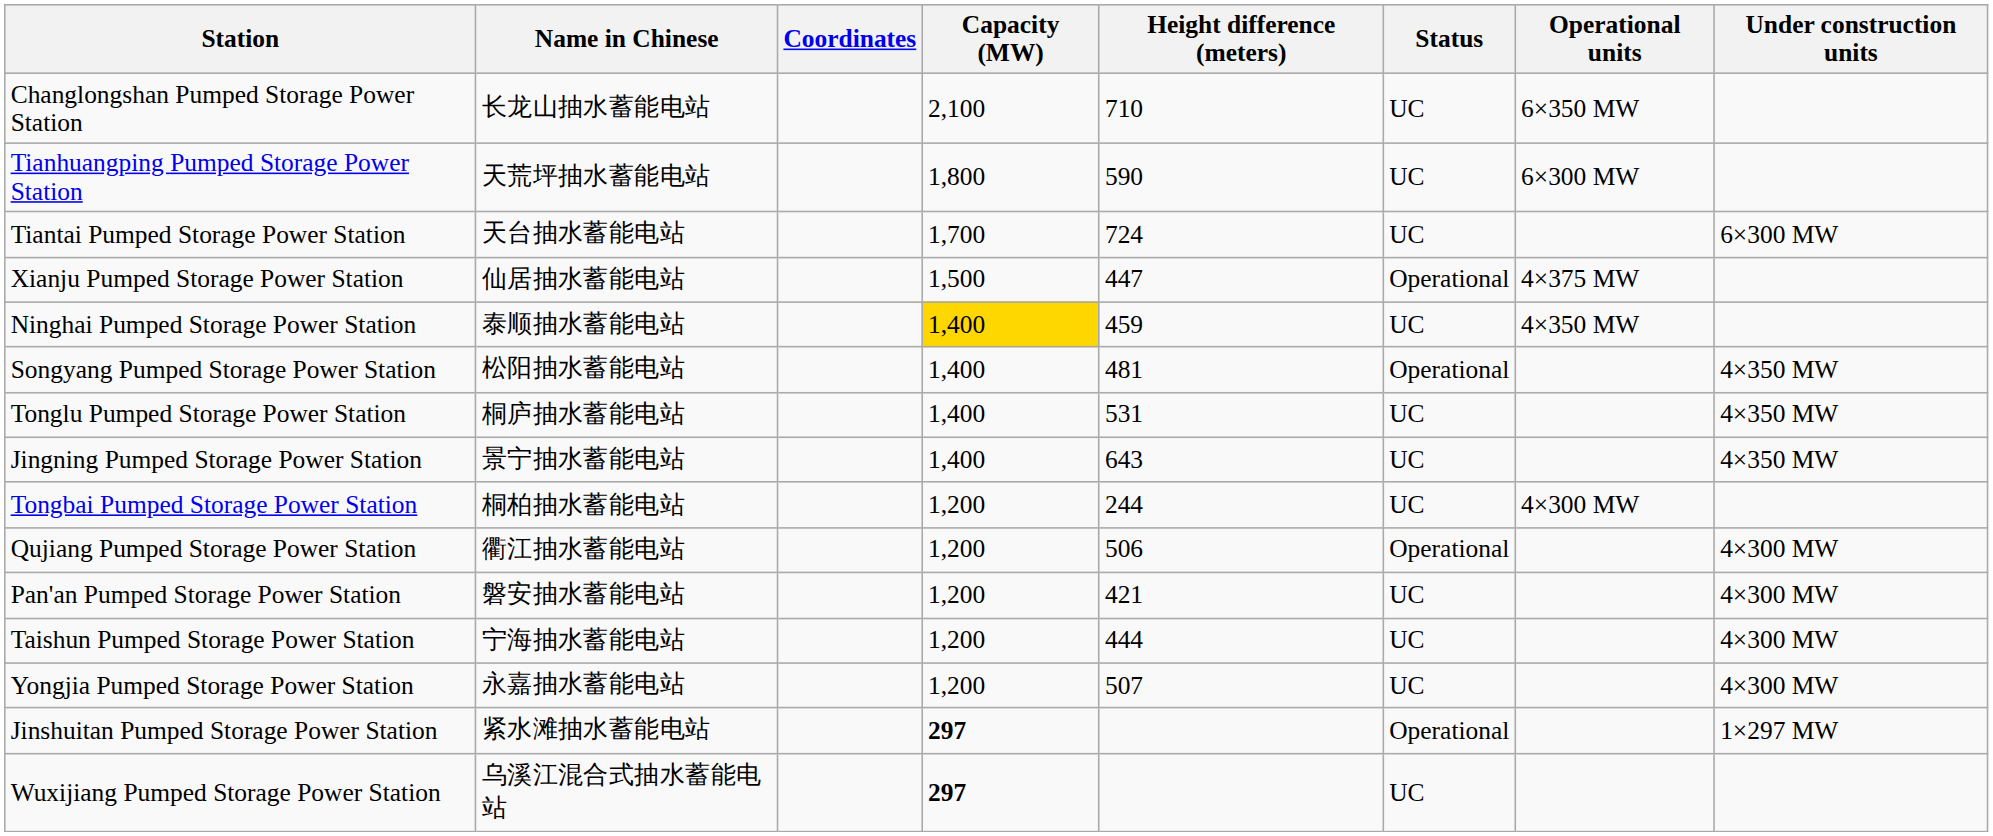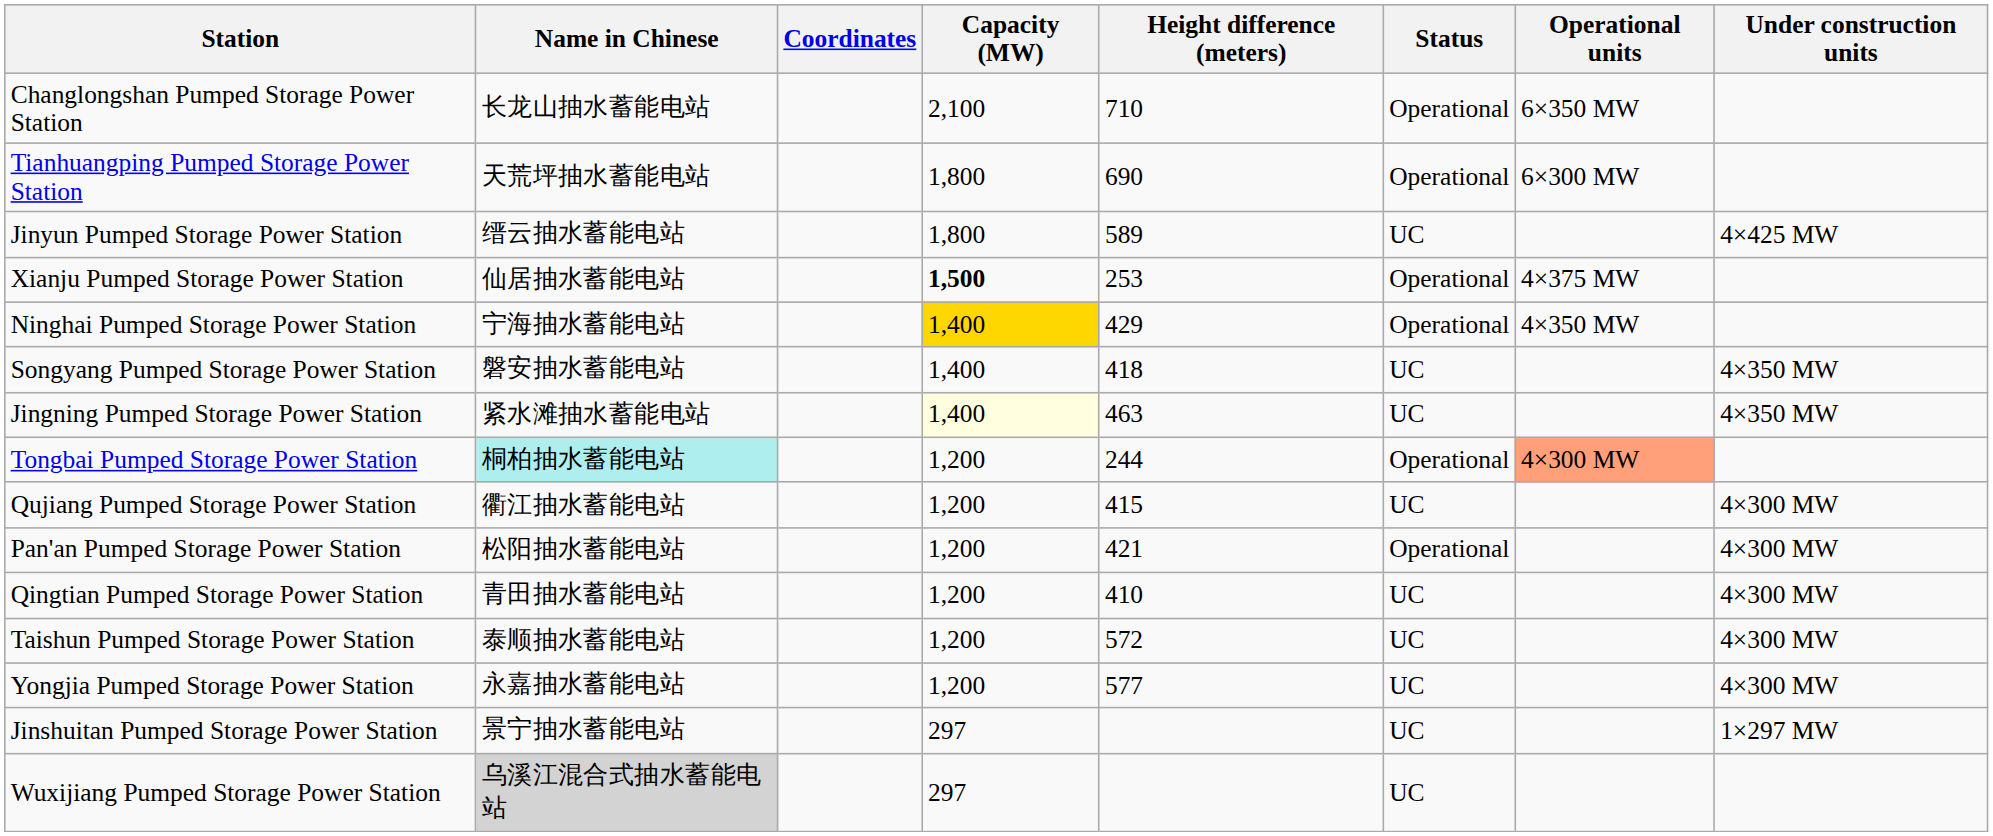(1407, 107) UC -> (1449, 107) Operational
(1124, 176) 590 -> (1124, 176) 690
(1407, 176) UC -> (1449, 176) Operational
+ row: (206, 233)
- row: (208, 233)
(957, 279) normal -> (957, 279) bold
(1124, 279) 447 -> (1124, 279) 253
(583, 323) 泰顺抽水蓄能电站 -> (583, 323) 宁海抽水蓄能电站
(1124, 324) 459 -> (1124, 324) 429
(1407, 324) UC -> (1449, 324) Operational
(583, 368) 松阳抽水蓄能电站 -> (583, 368) 磐安抽水蓄能电站
(1124, 369) 481 -> (1124, 369) 418
(1449, 369) Operational -> (1407, 369) UC
- row: (208, 414)
(583, 458) 景宁抽水蓄能电站 -> (596, 413) 紧水滩抽水蓄能电站
(957, 459) no background -> (957, 414) lightyellow background
(1124, 459) 643 -> (1124, 414) 463
(583, 503) no background -> (583, 458) paleturquoise background
(1407, 504) UC -> (1449, 459) Operational
(1580, 504) no background -> (1580, 459) lightsalmon background
(1124, 549) 506 -> (1124, 504) 415
(1449, 549) Operational -> (1407, 504) UC
(583, 594) 磐安抽水蓄能电站 -> (583, 548) 松阳抽水蓄能电站
(1407, 594) UC -> (1449, 549) Operational
+ row: (217, 594)
(583, 639) 宁海抽水蓄能电站 -> (583, 639) 泰顺抽水蓄能电站
(1124, 640) 444 -> (1124, 640) 572
(1124, 685) 507 -> (1124, 685) 577
(596, 729) 紧水滩抽水蓄能电站 -> (583, 729) 景宁抽水蓄能电站
(947, 730) bold -> (947, 730) normal
(1449, 730) Operational -> (1407, 730) UC
(622, 791) no background -> (622, 791) lightgrey background
(947, 792) bold -> (947, 792) normal
